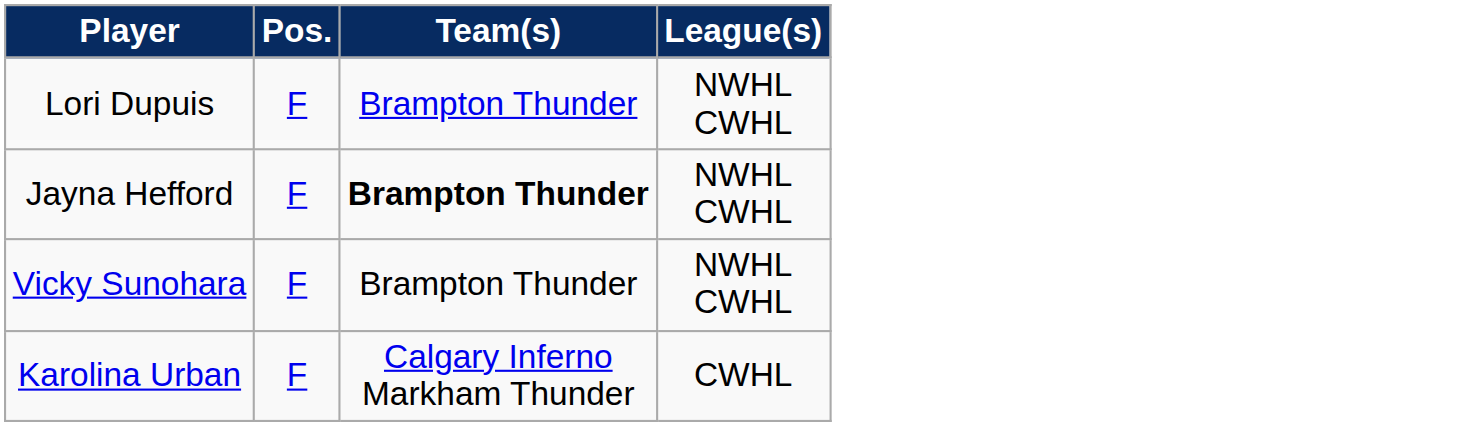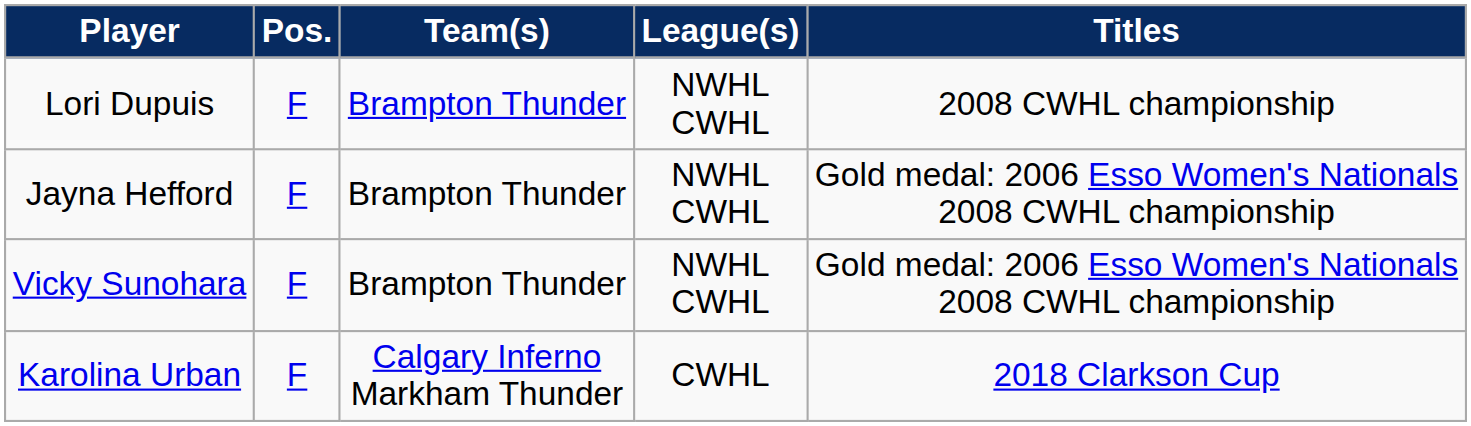+ column: (1137, 31)
(498, 193) bold -> (487, 193) normal
